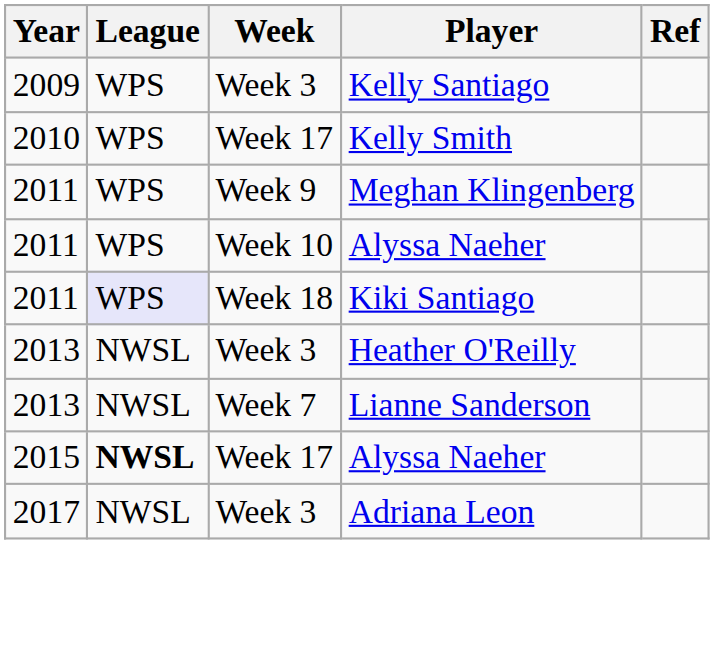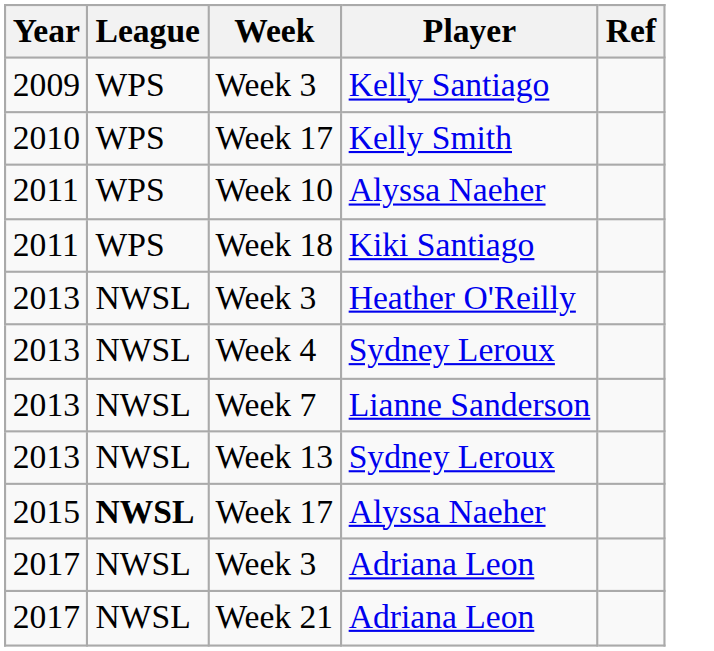- row: (266, 191)
(130, 297) lavender background -> (130, 244) no background
+ row: (266, 350)
+ row: (274, 457)
+ row: (274, 617)
